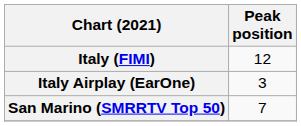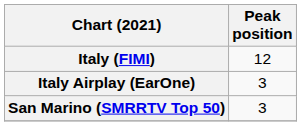(262, 108) 7 -> (262, 108) 3
